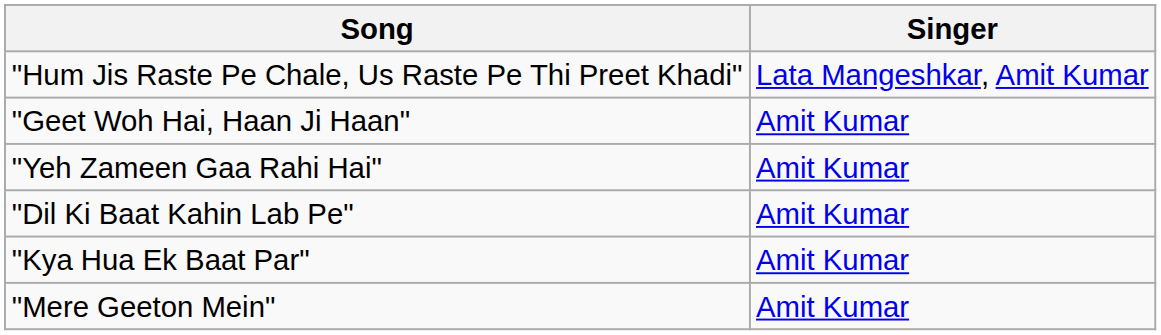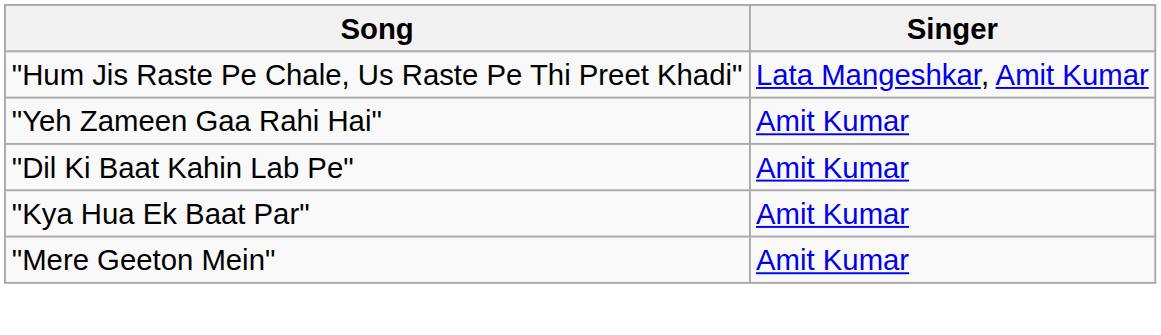- row: (211, 121)
